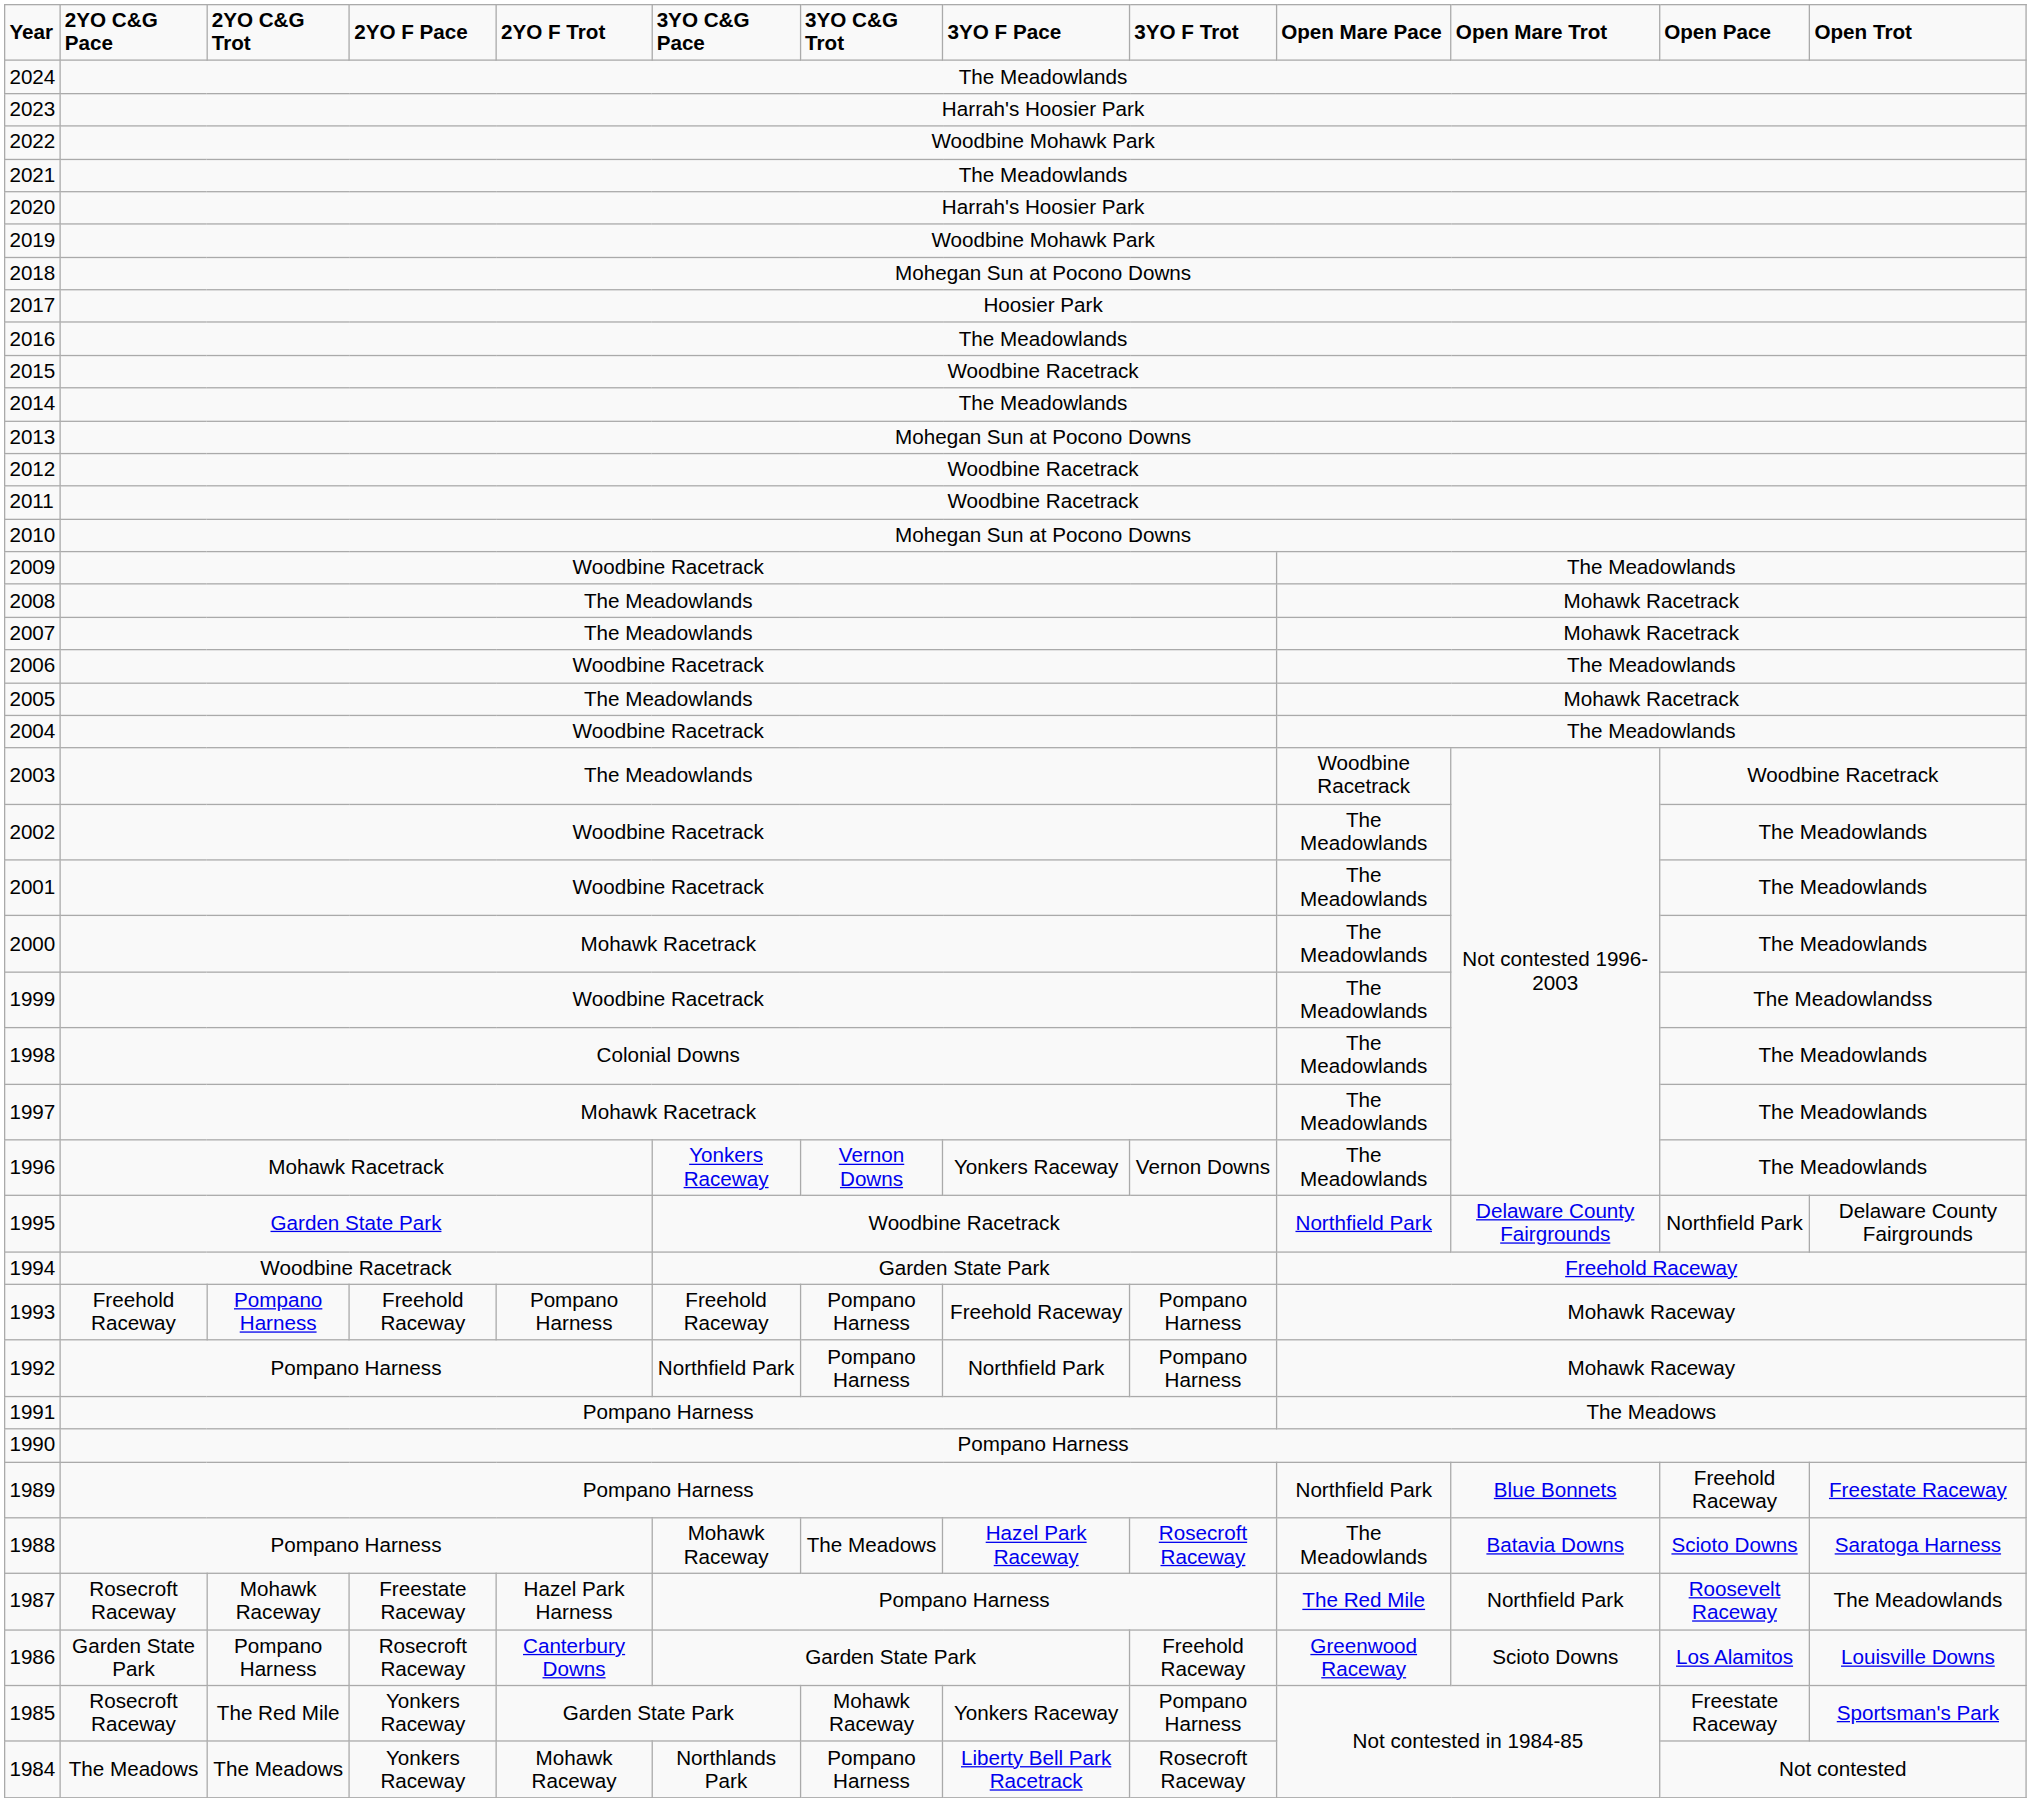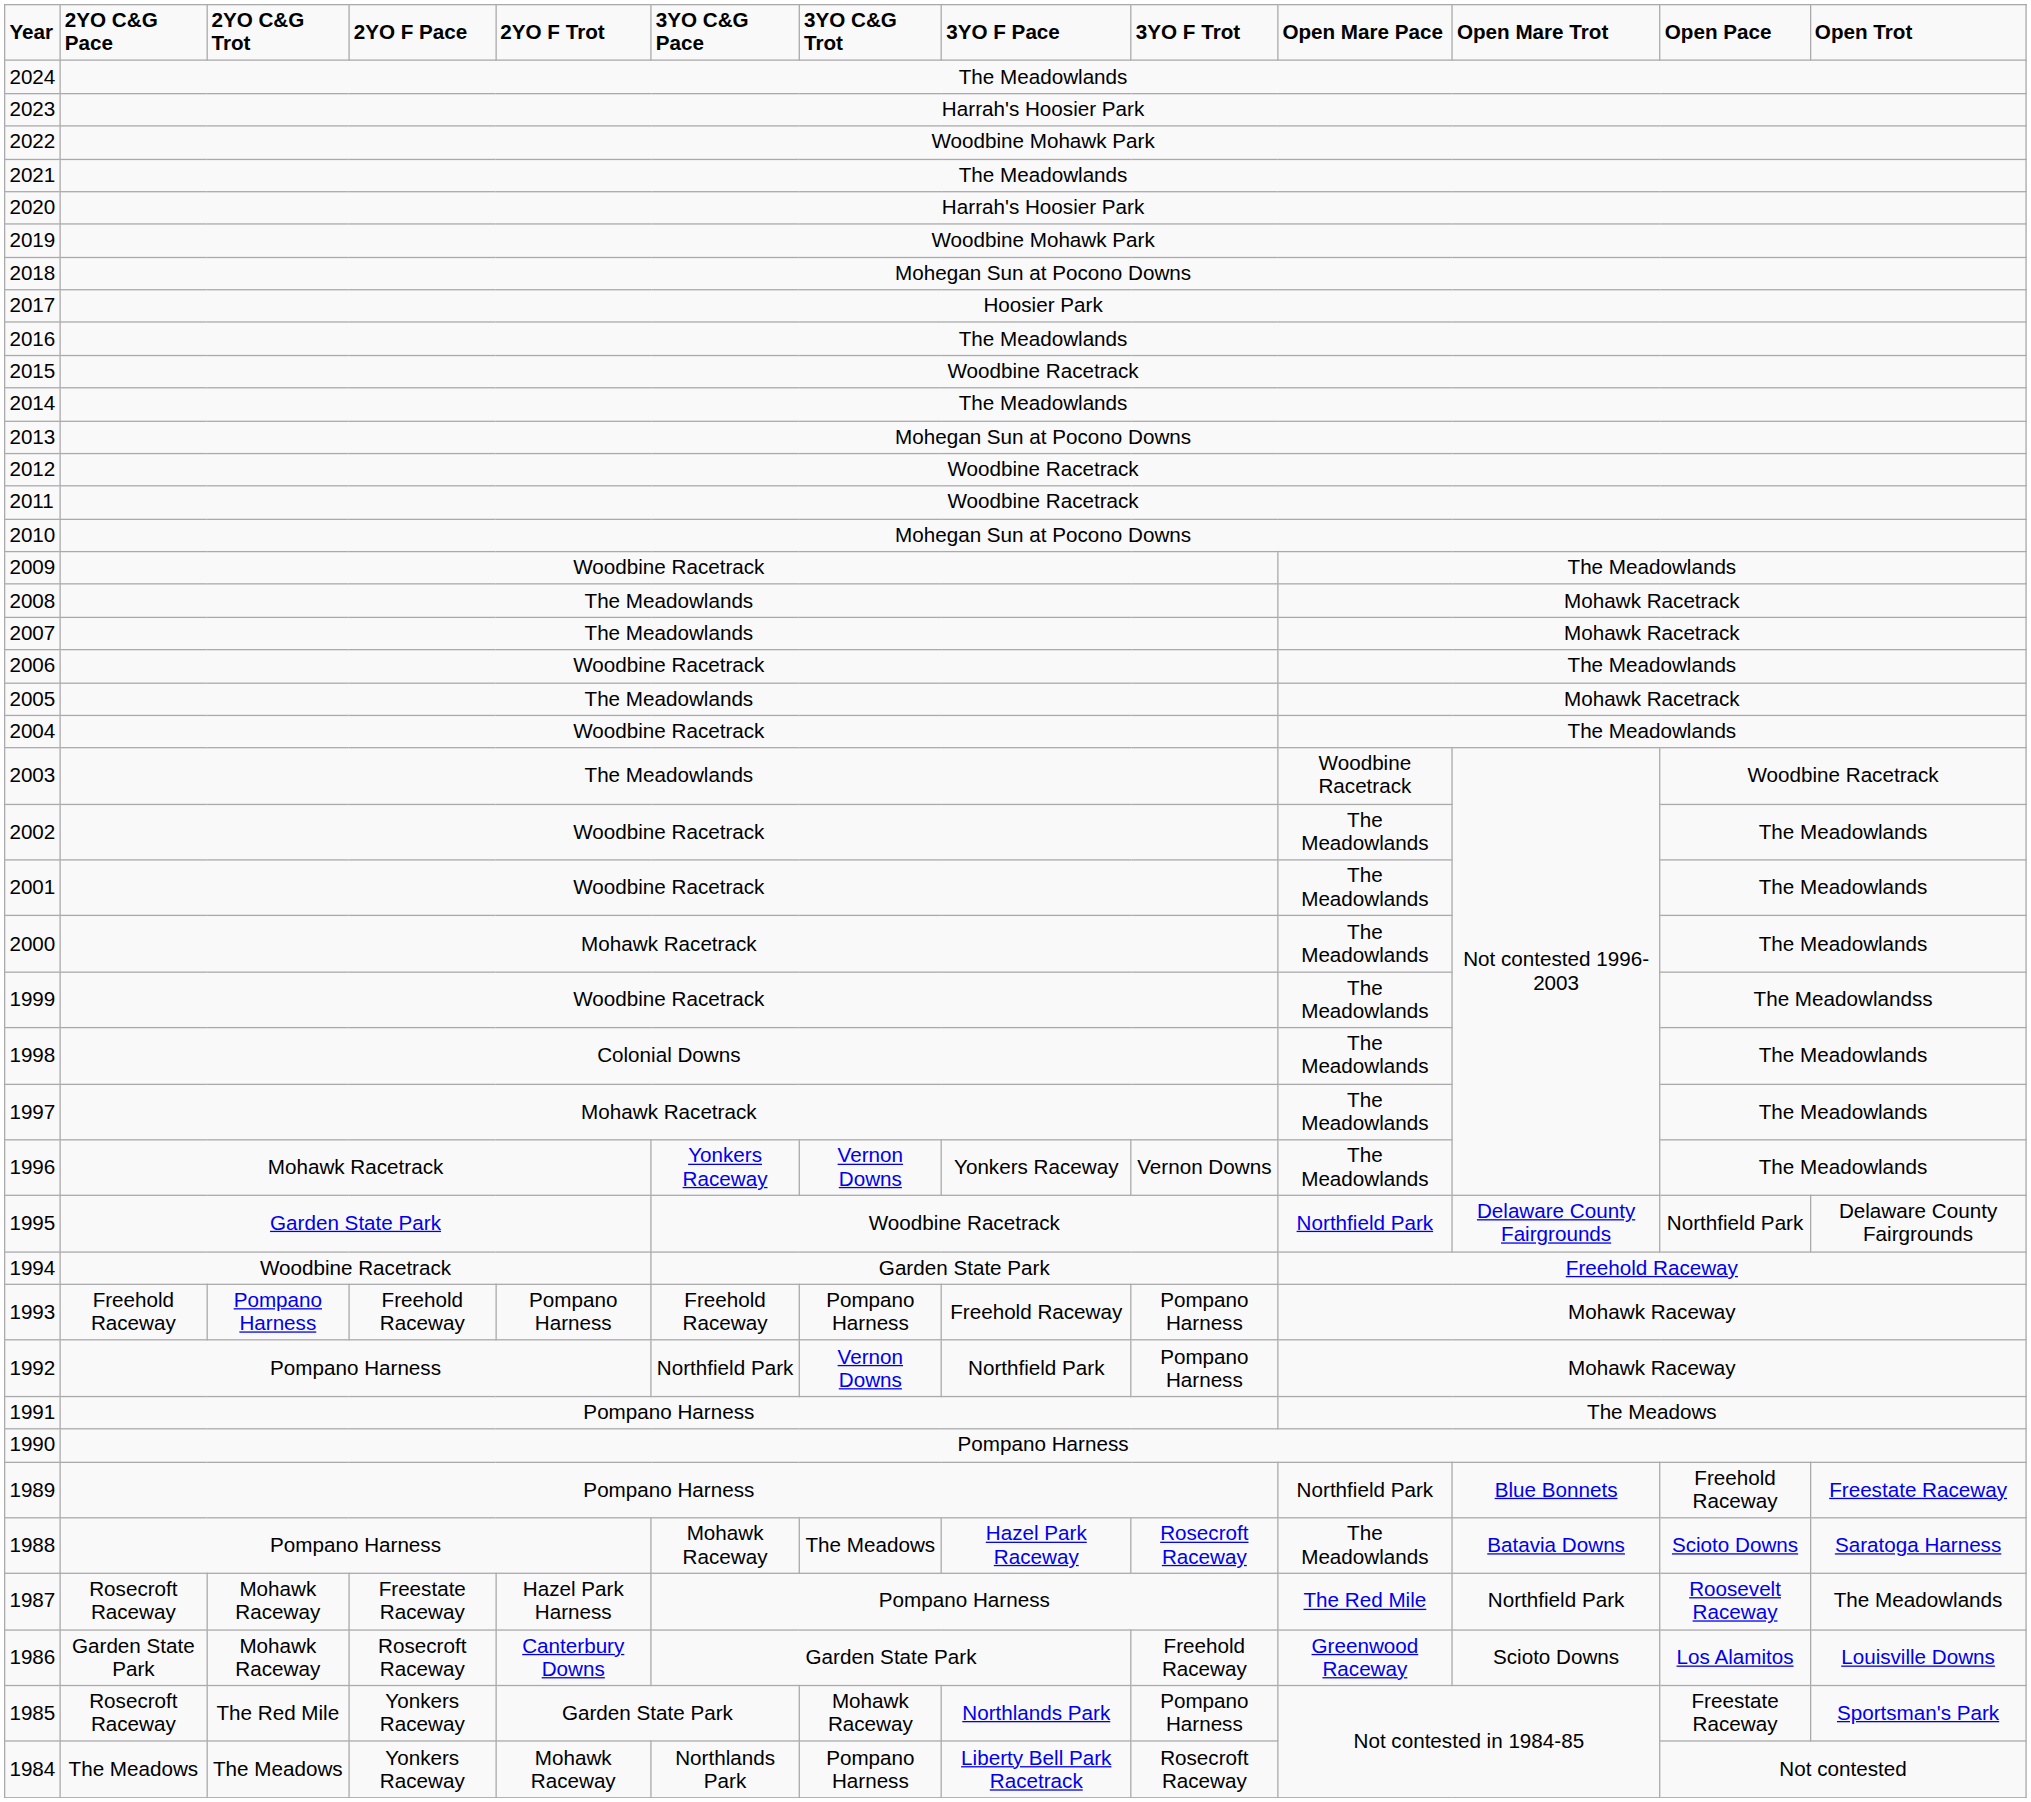(872, 1368) Pompano Harness -> (870, 1368) Vernon Downs
(278, 1657) Pompano Harness -> (278, 1657) Mohawk Raceway
(1036, 1713) Yonkers Raceway -> (1036, 1713) Northlands Park
